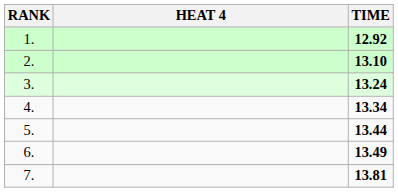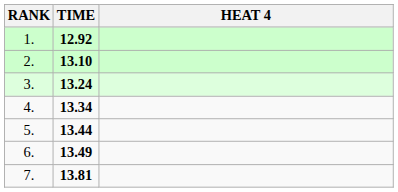columns swapped: (201, 15) <-> (371, 15)
